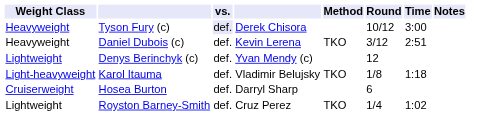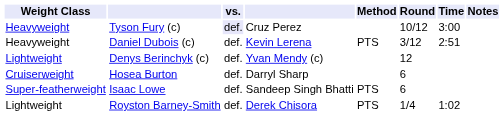(271, 27) Derek Chisora -> (274, 27) Cruz Perez
(335, 43) TKO -> (368, 43) PTS
- row: (130, 74)
+ row: (137, 90)
(263, 105) Cruz Perez -> (281, 105) Derek Chisora
(335, 105) TKO -> (368, 105) PTS
